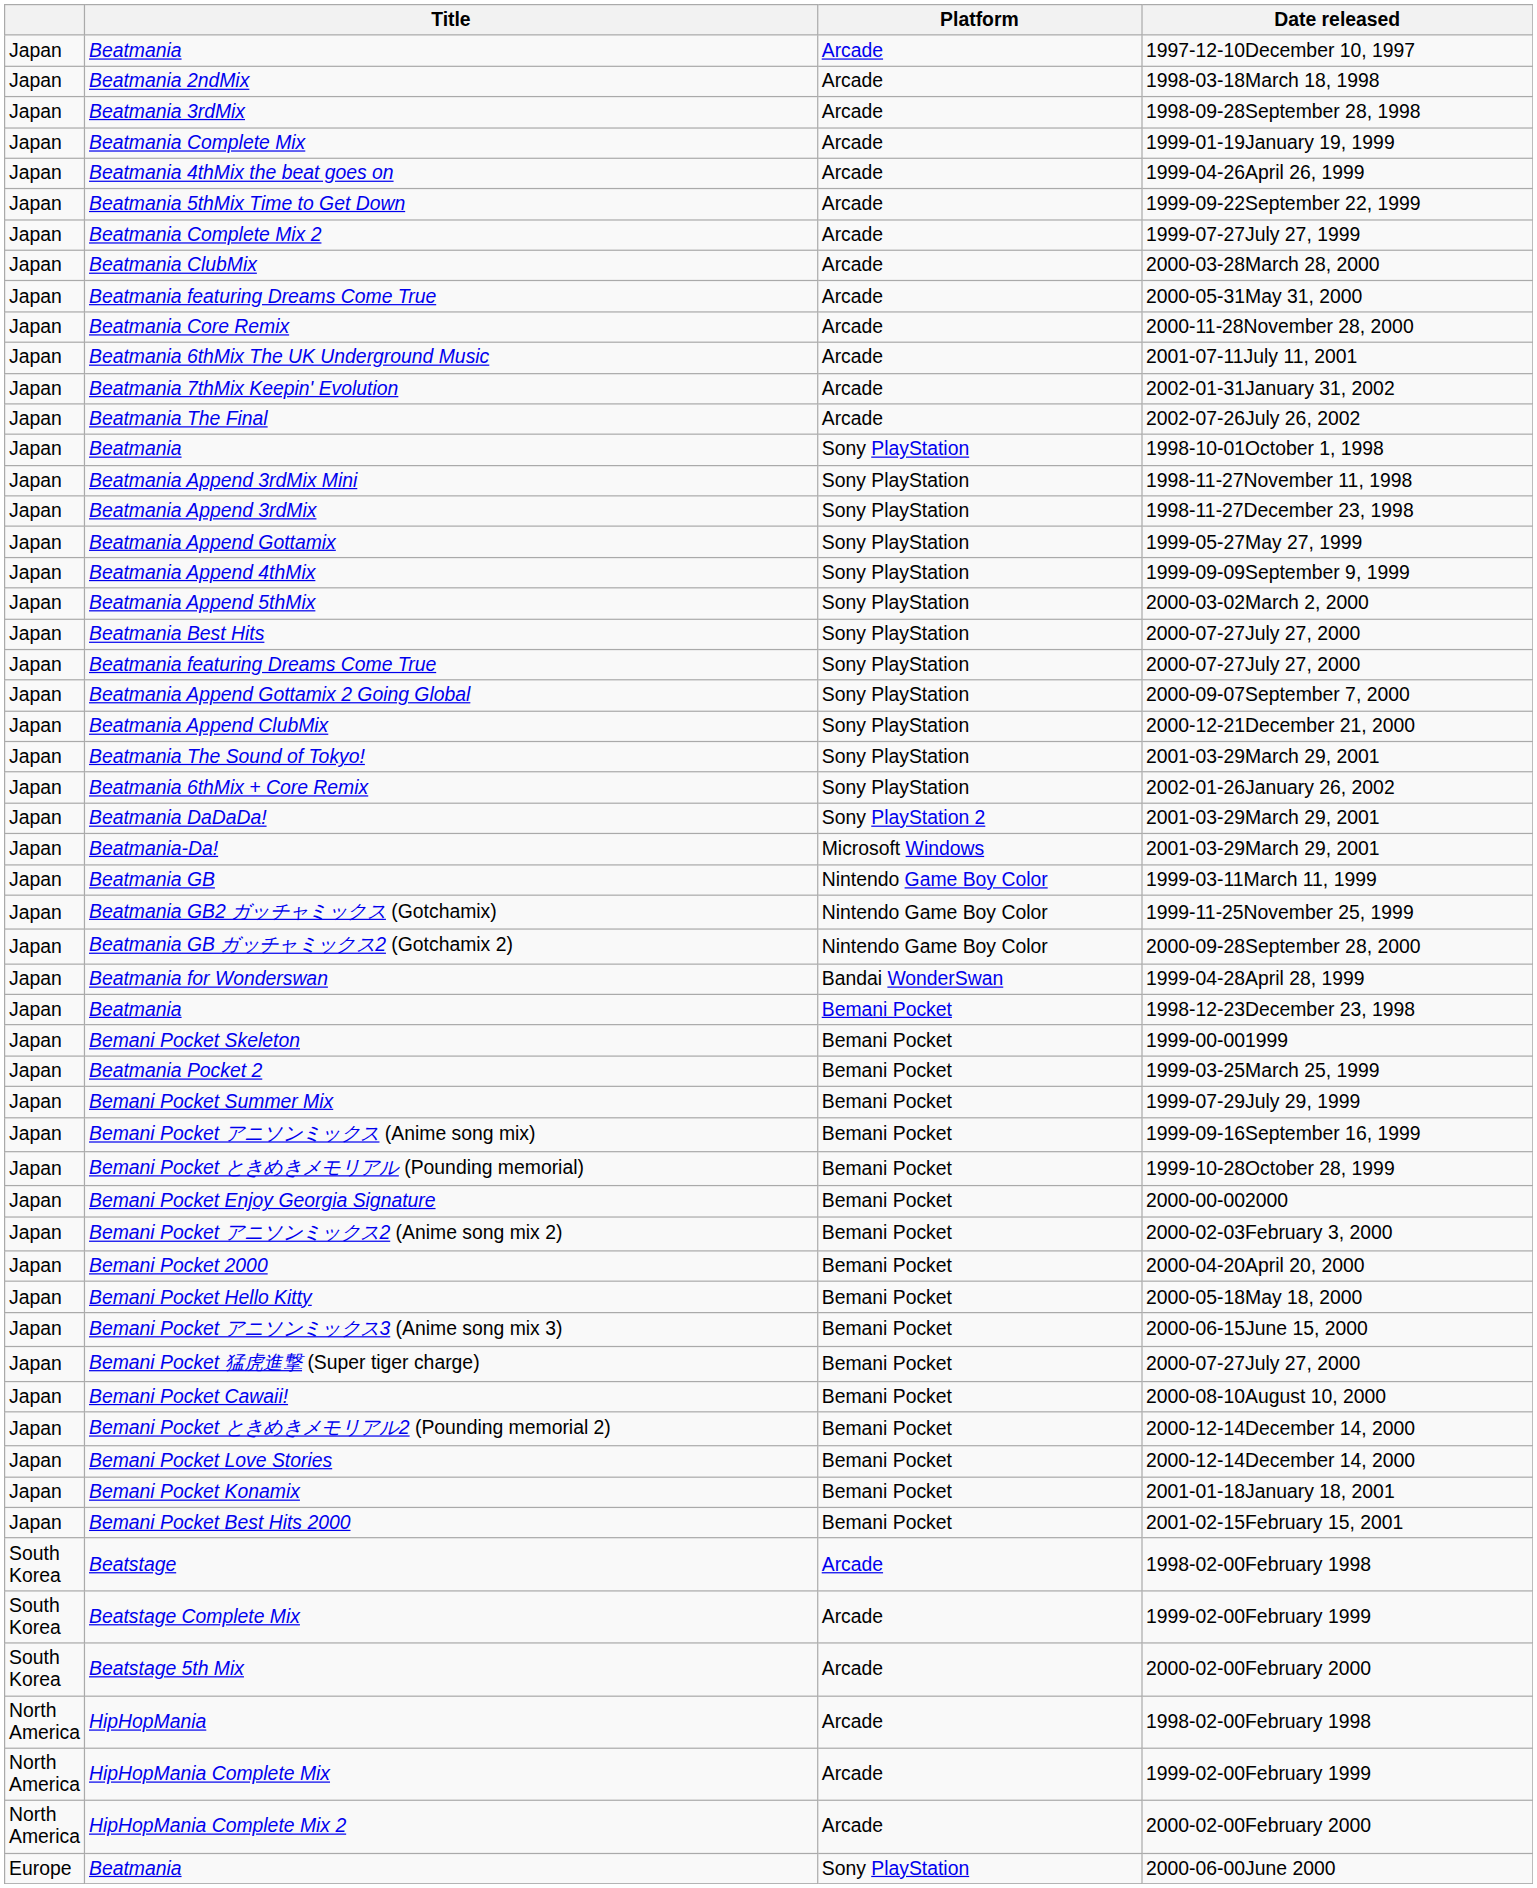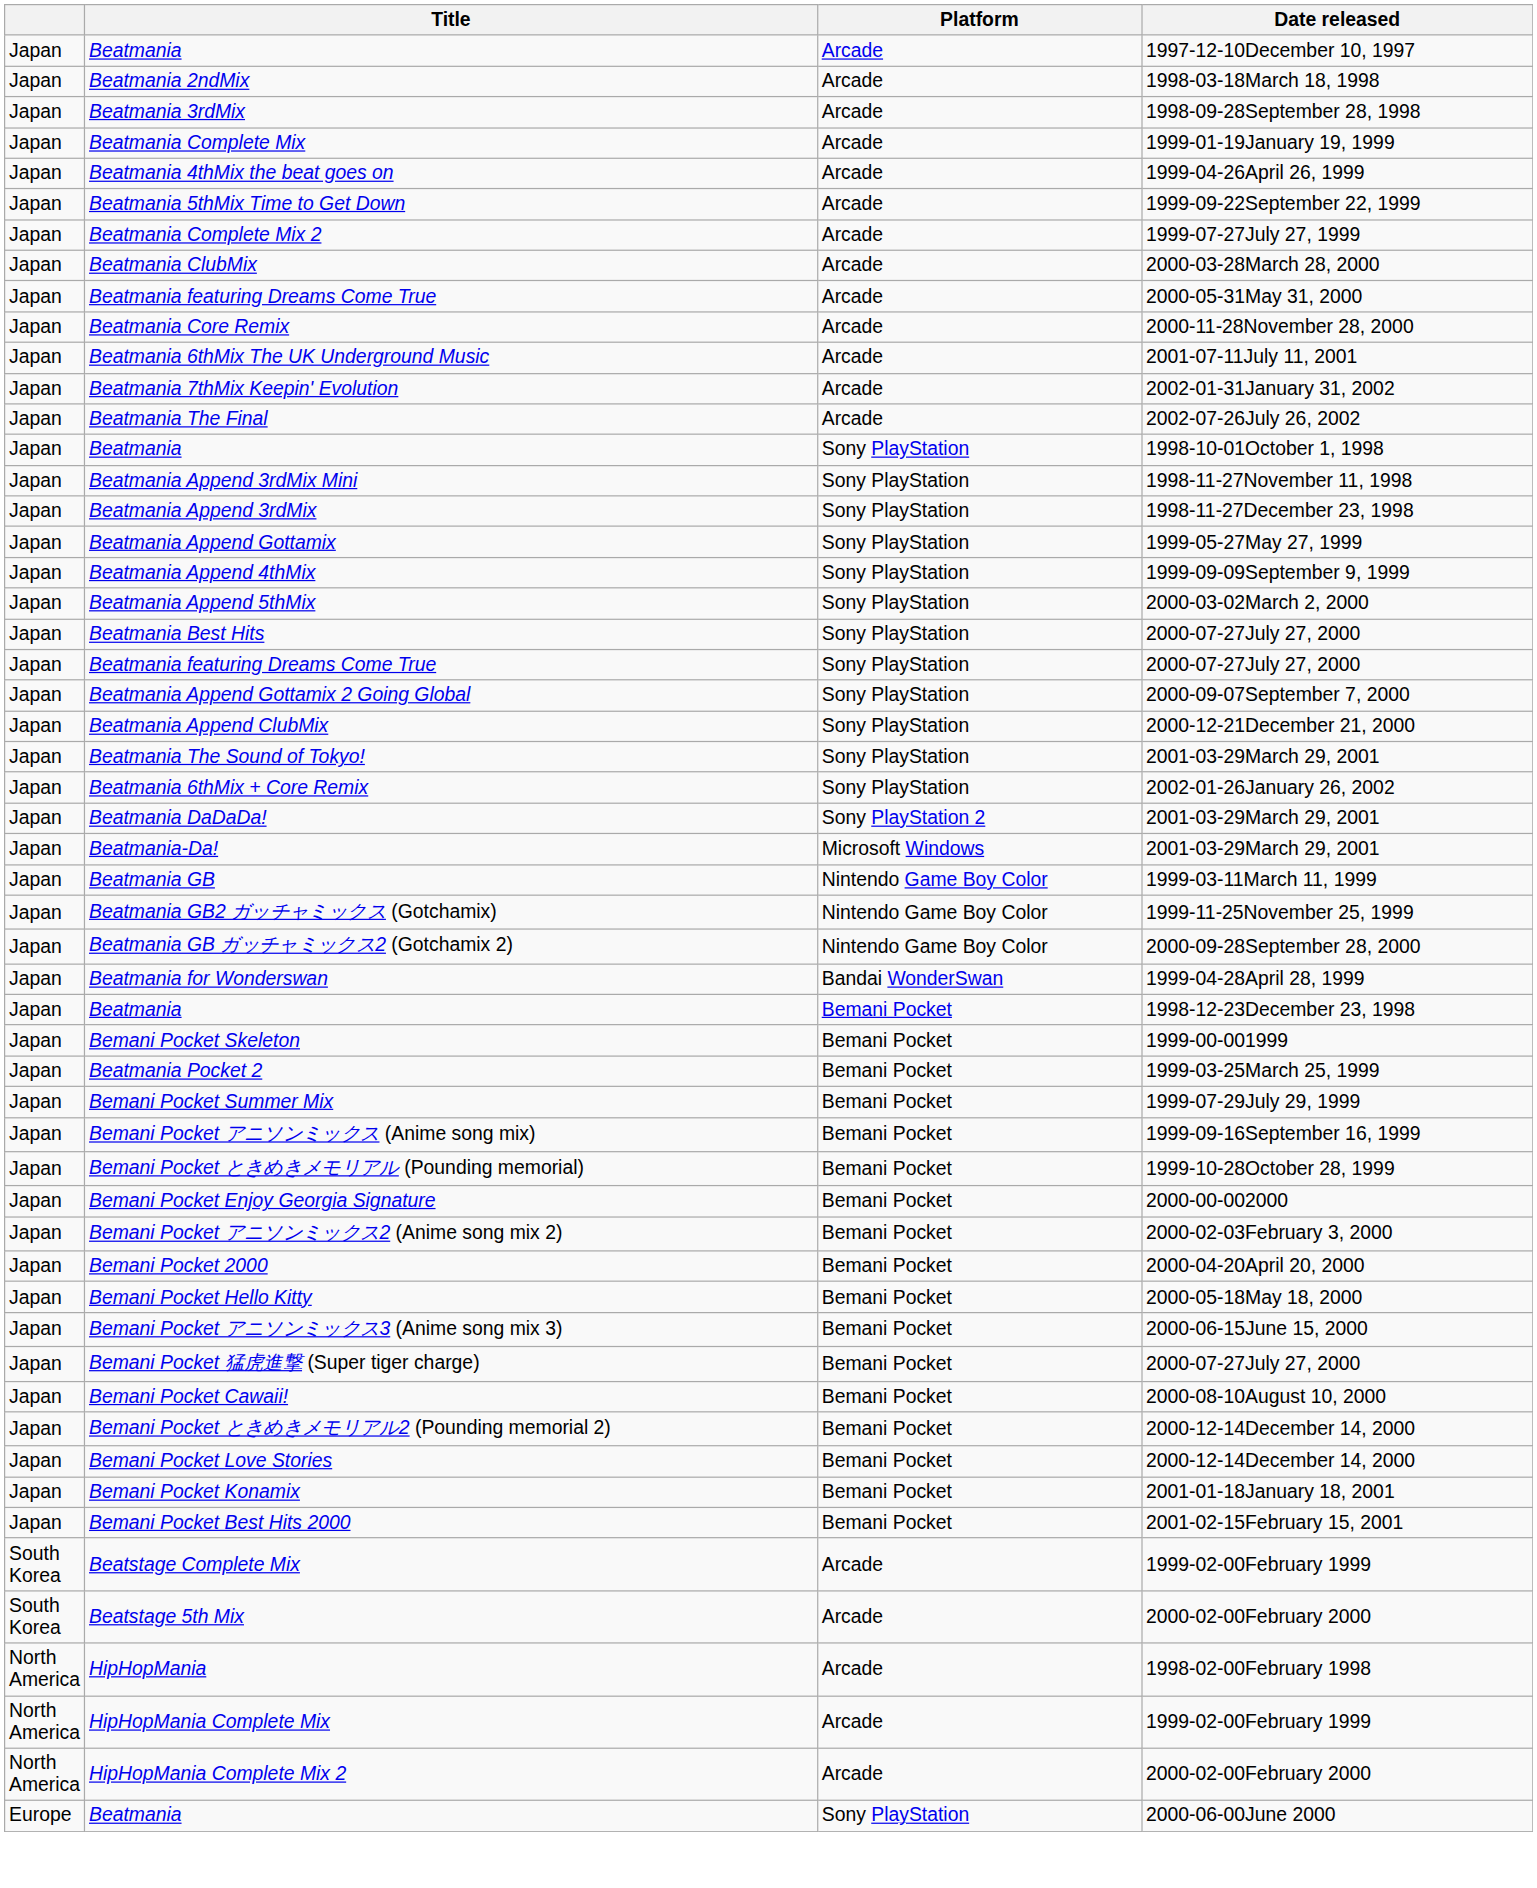- row: (133, 1564)
